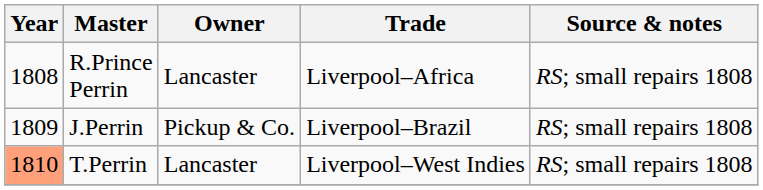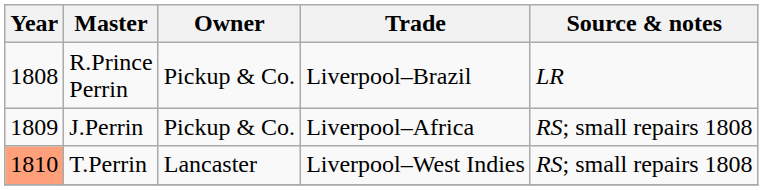(210, 75) Lancaster -> (229, 75) Pickup & Co.
(390, 75) Liverpool–Africa -> (389, 75) Liverpool–Brazil
(644, 75) RS; small repairs 1808 -> (550, 75) LR
(389, 126) Liverpool–Brazil -> (390, 126) Liverpool–Africa
